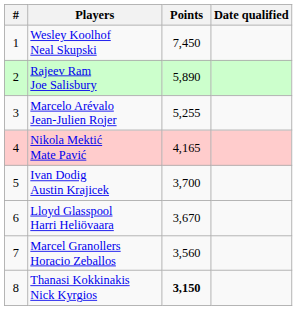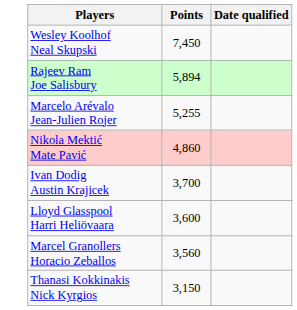- column: (16, 15)
(187, 77) 5,890 -> (187, 77) 5,894
(187, 147) 4,165 -> (187, 147) 4,860
(187, 218) 3,670 -> (187, 218) 3,600
(187, 288) bold -> (187, 288) normal
